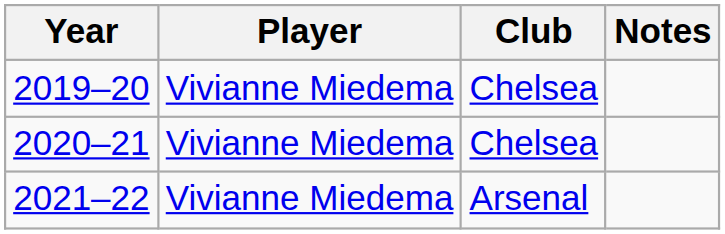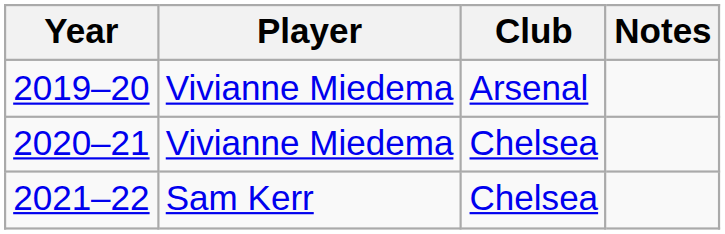(534, 87) Chelsea -> (529, 87) Arsenal
(310, 198) Vivianne Miedema -> (240, 198) Sam Kerr
(529, 198) Arsenal -> (534, 198) Chelsea
